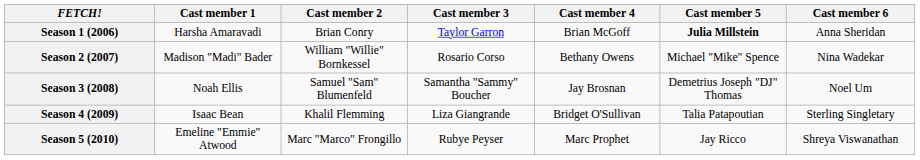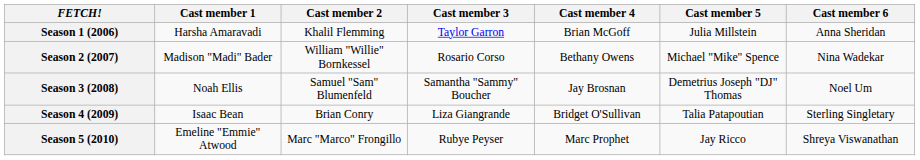(344, 32) Brian Conry -> (344, 32) Khalil Flemming
(723, 32) bold -> (723, 32) normal
(344, 114) Khalil Flemming -> (344, 114) Brian Conry
